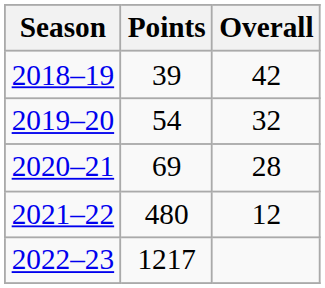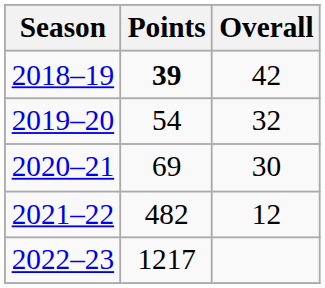(167, 74) normal -> (167, 74) bold
(266, 167) 28 -> (266, 167) 30
(167, 213) 480 -> (167, 213) 482
